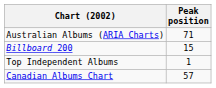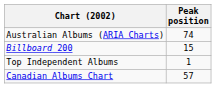(188, 35) 71 -> (188, 35) 74
